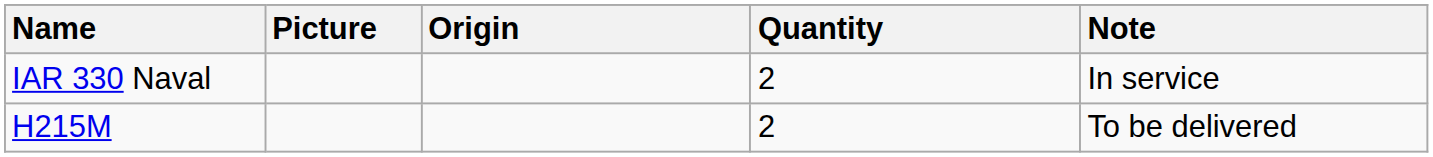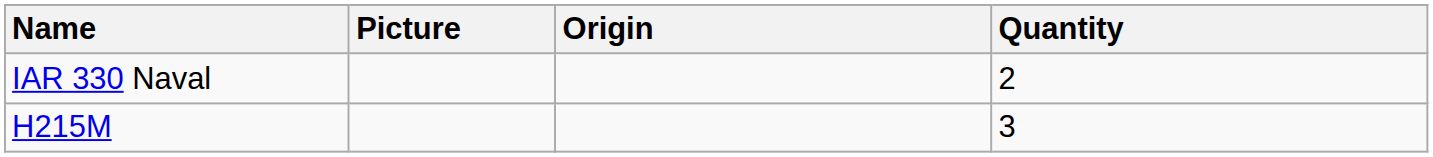- column: (1122, 28)
(766, 126) 2 -> (1007, 126) 3
